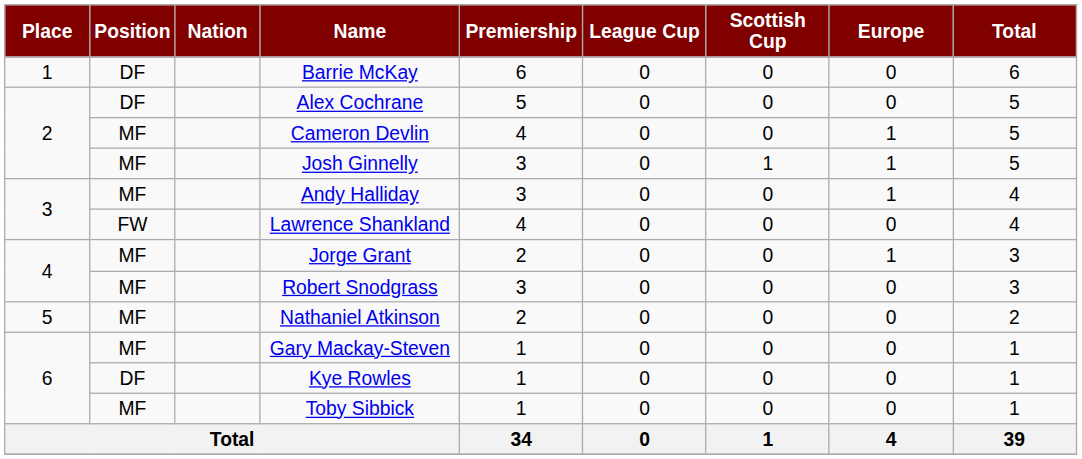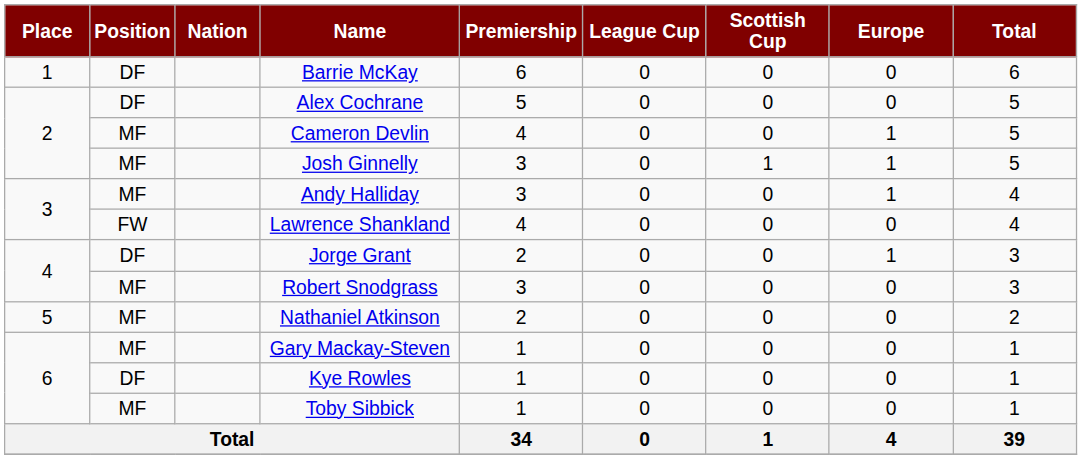(132, 256) MF -> (132, 256) DF
